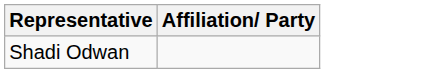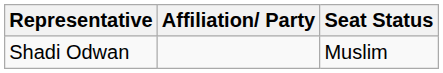+ column: (379, 20)
